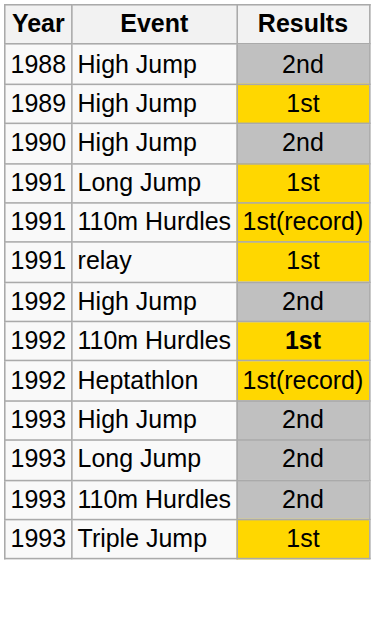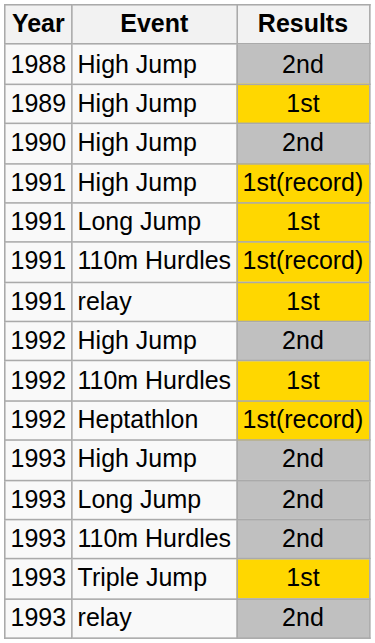+ row: (38, 182)
(303, 340) bold -> (303, 380) normal
+ row: (38, 618)
